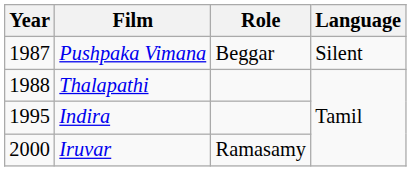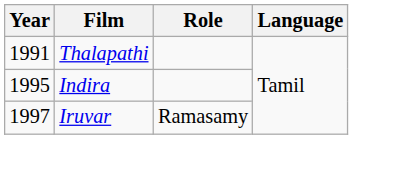- row: (133, 52)
(30, 85) 1988 -> (30, 52) 1991
(30, 149) 2000 -> (30, 117) 1997
